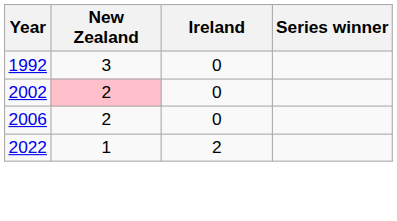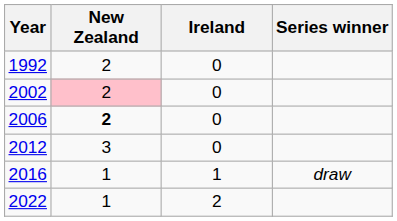(106, 65) 3 -> (106, 65) 2
(106, 119) normal -> (106, 119) bold
+ row: (28, 147)
+ row: (28, 174)
